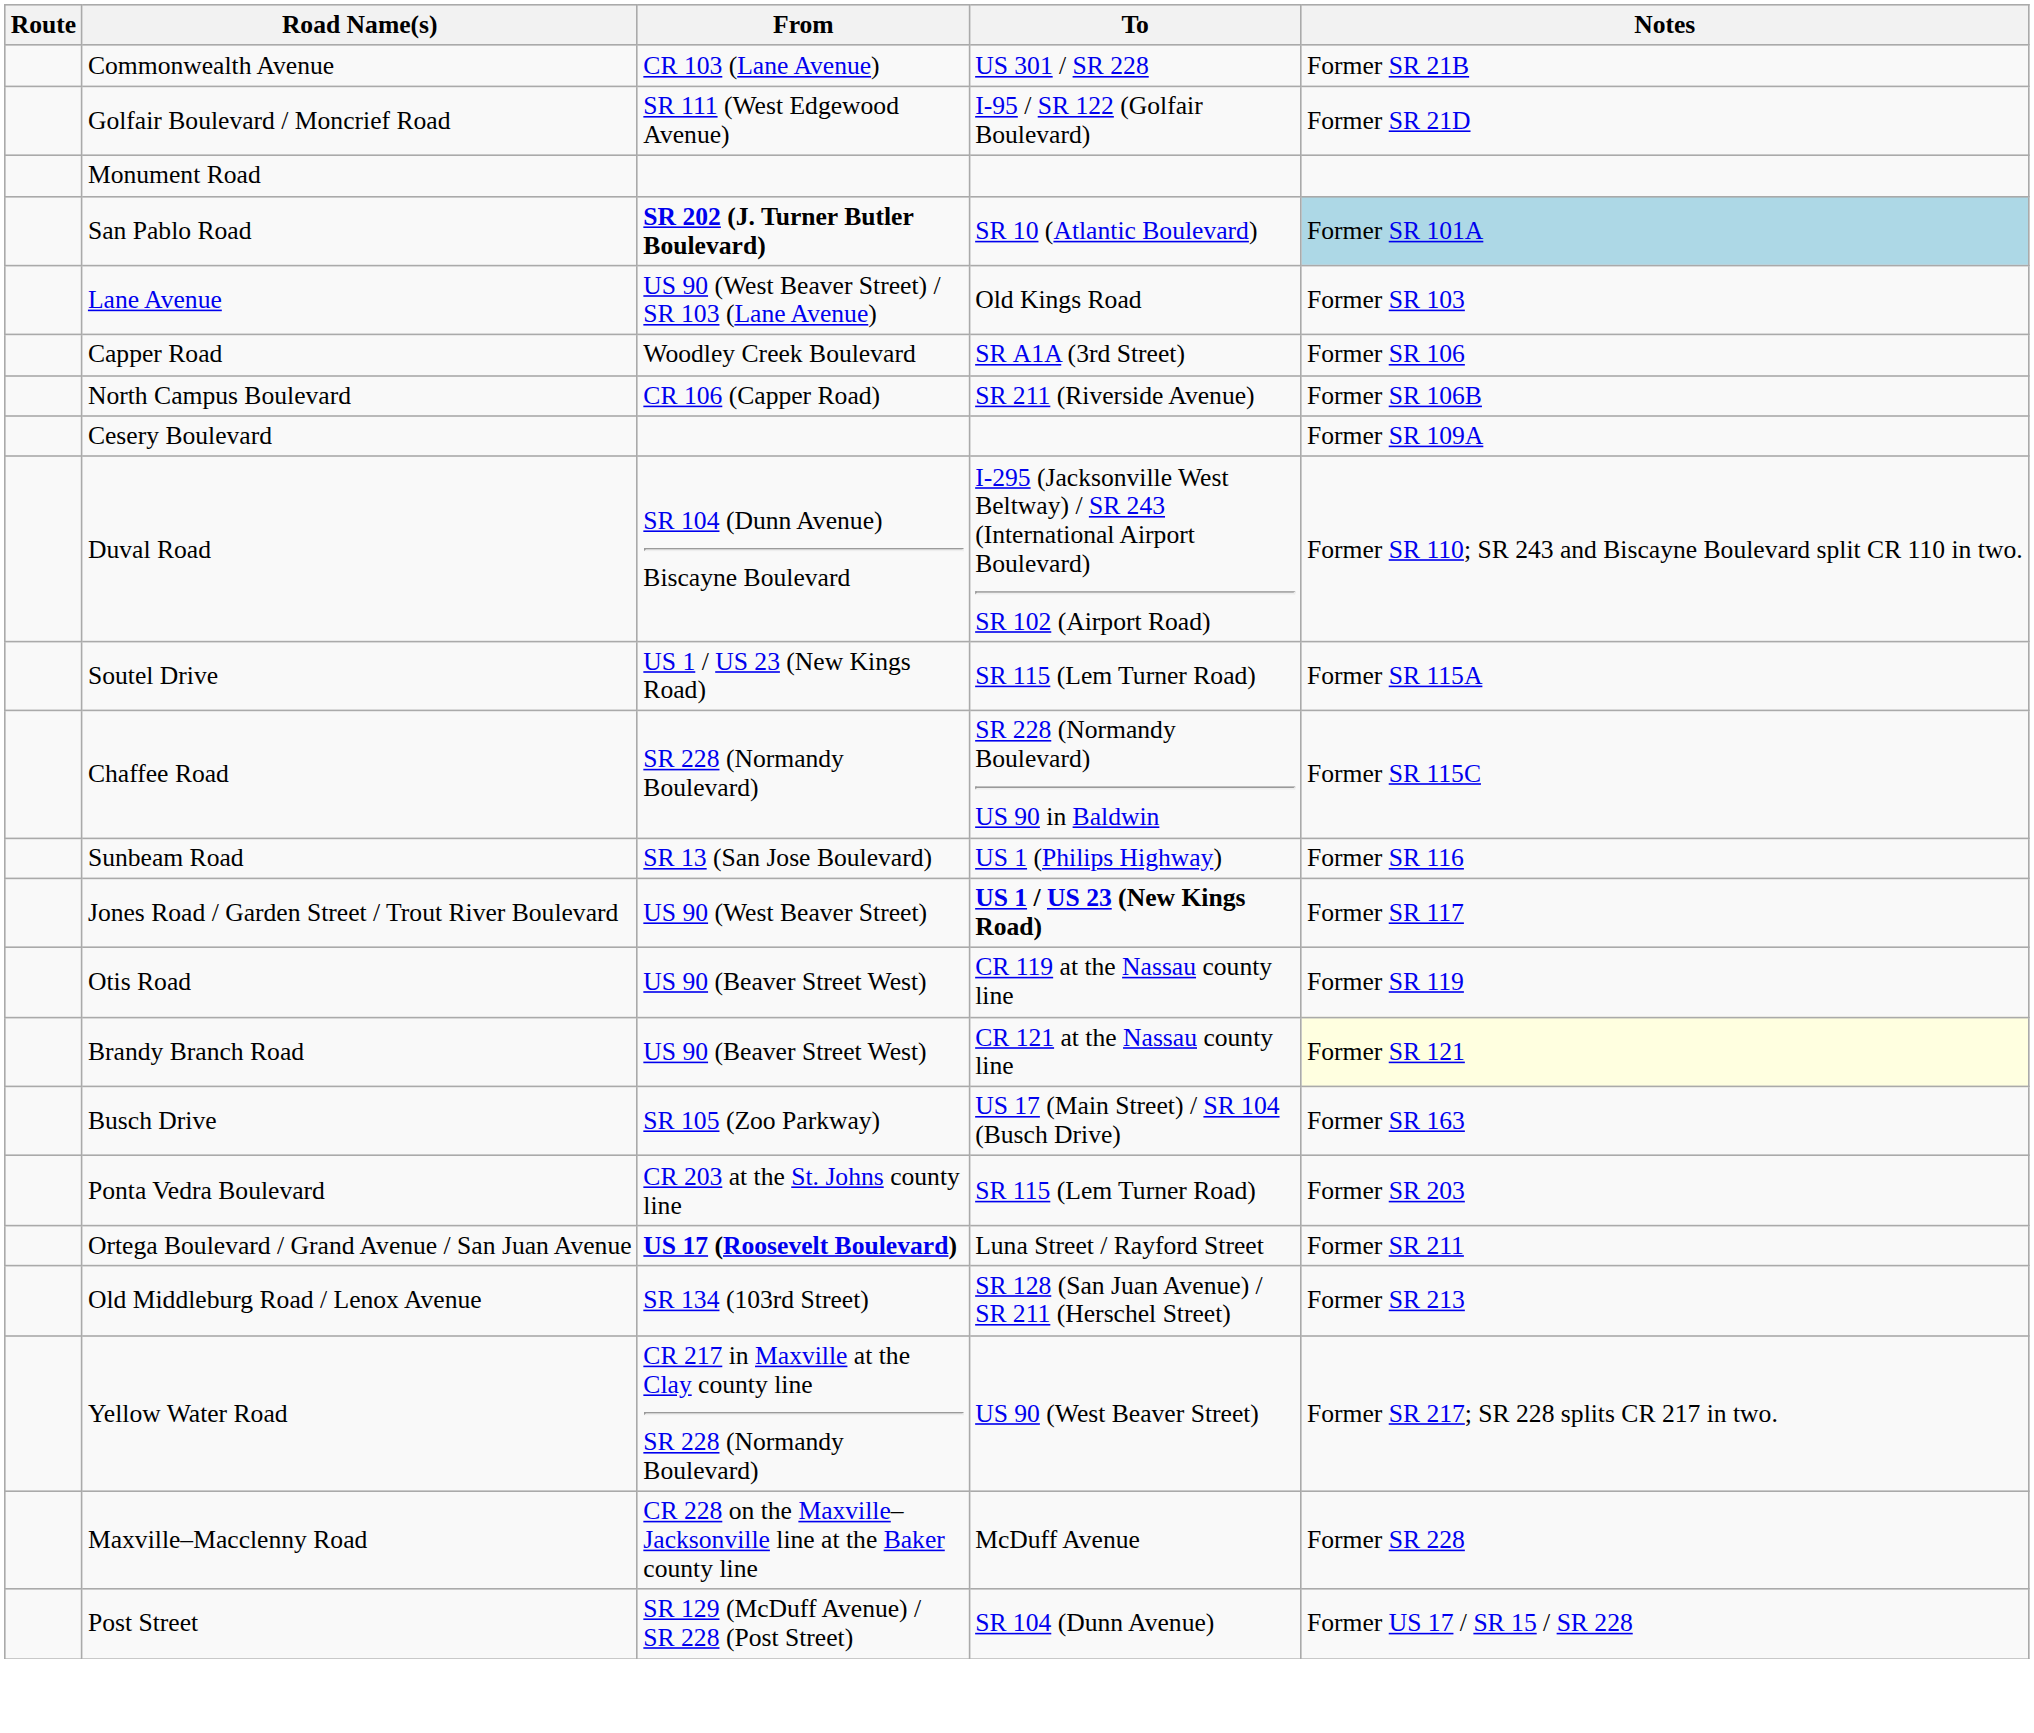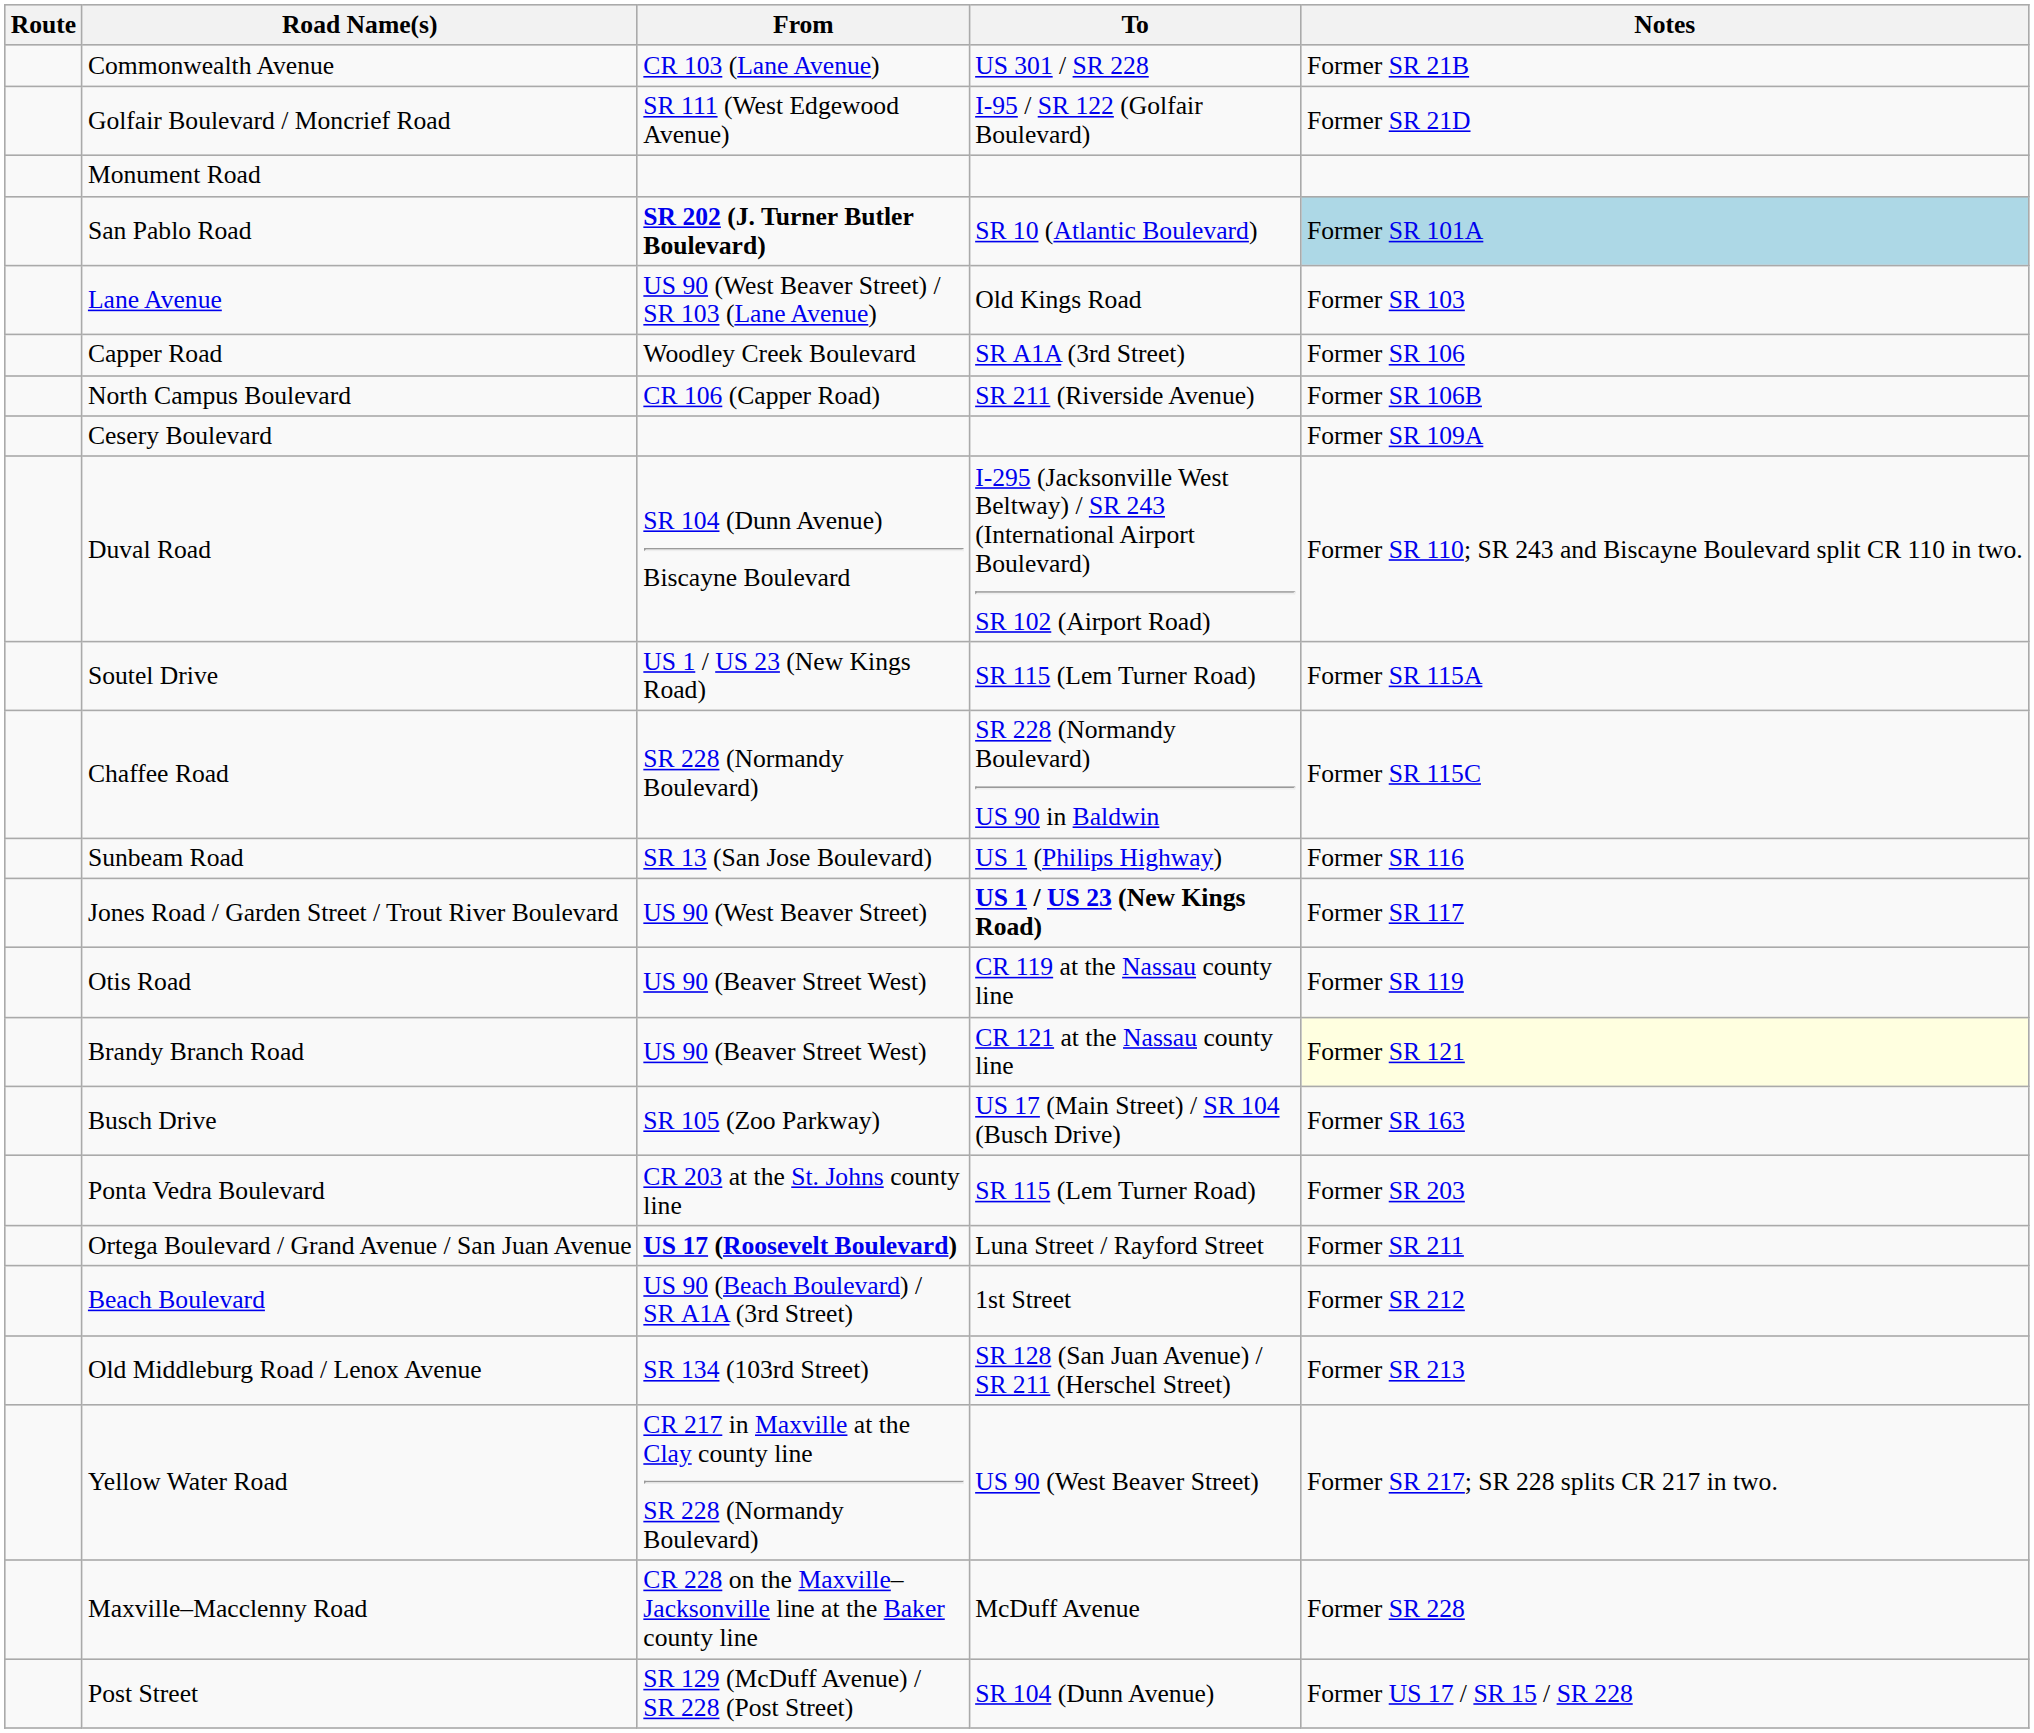+ row: (176, 1300)
